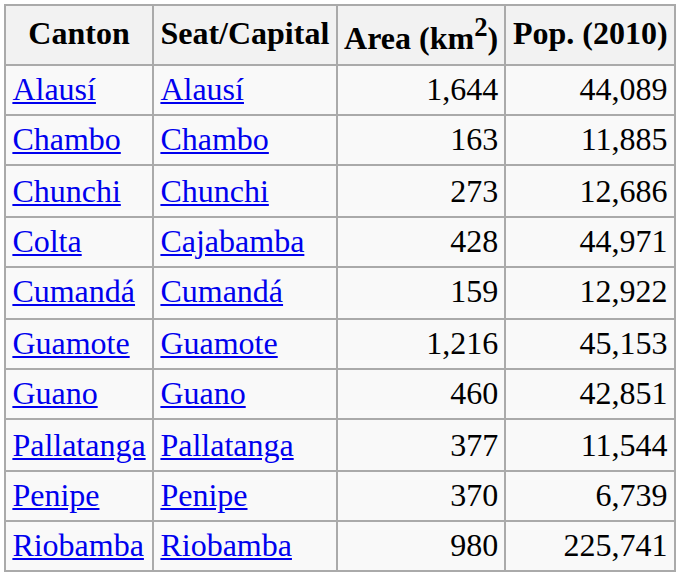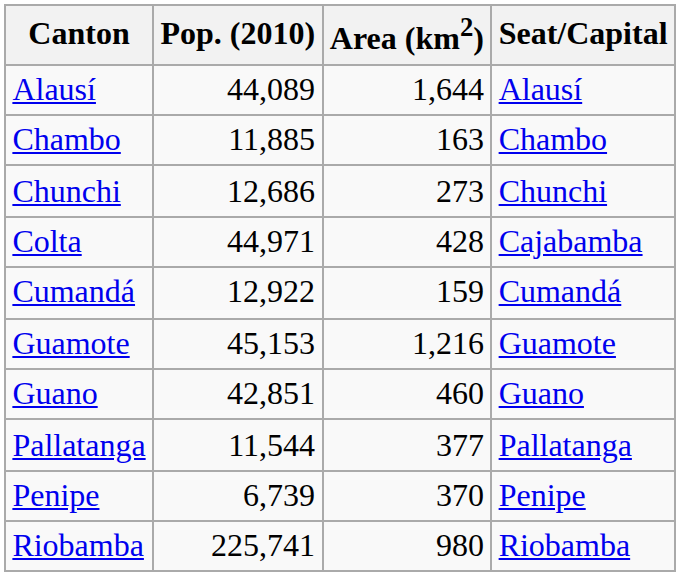columns swapped: (590, 34) <-> (245, 34)
